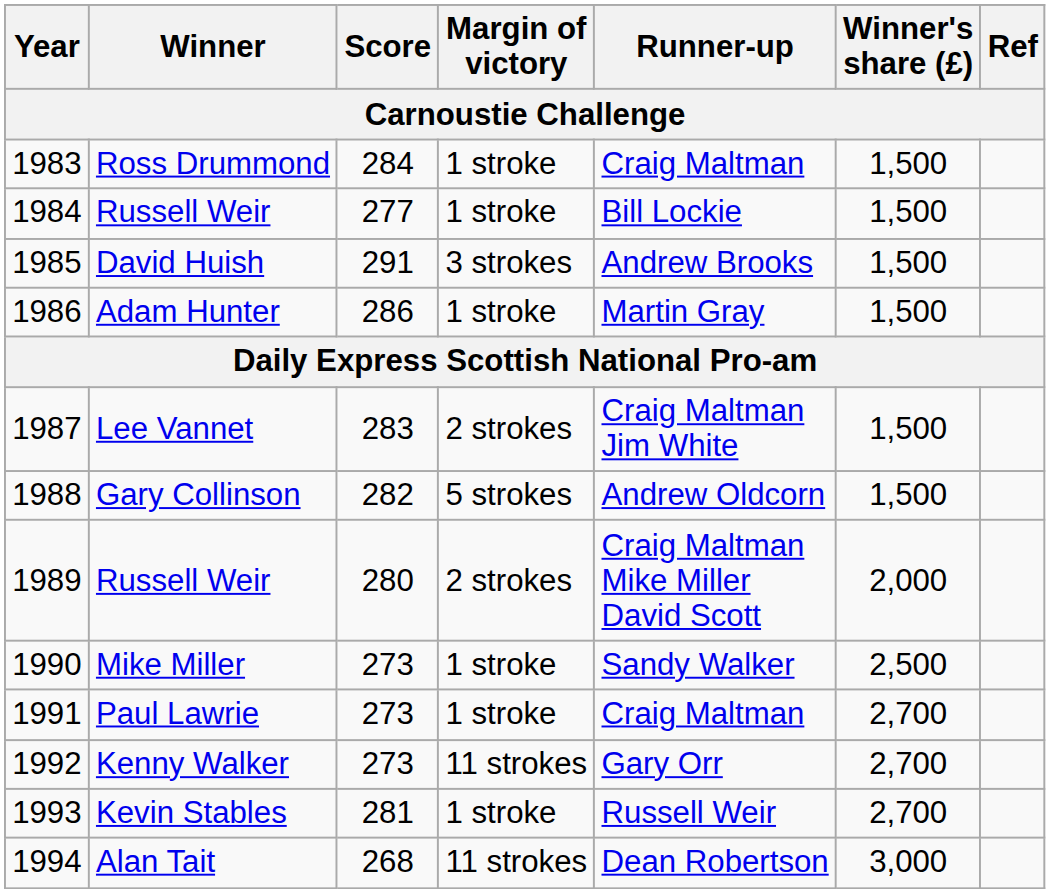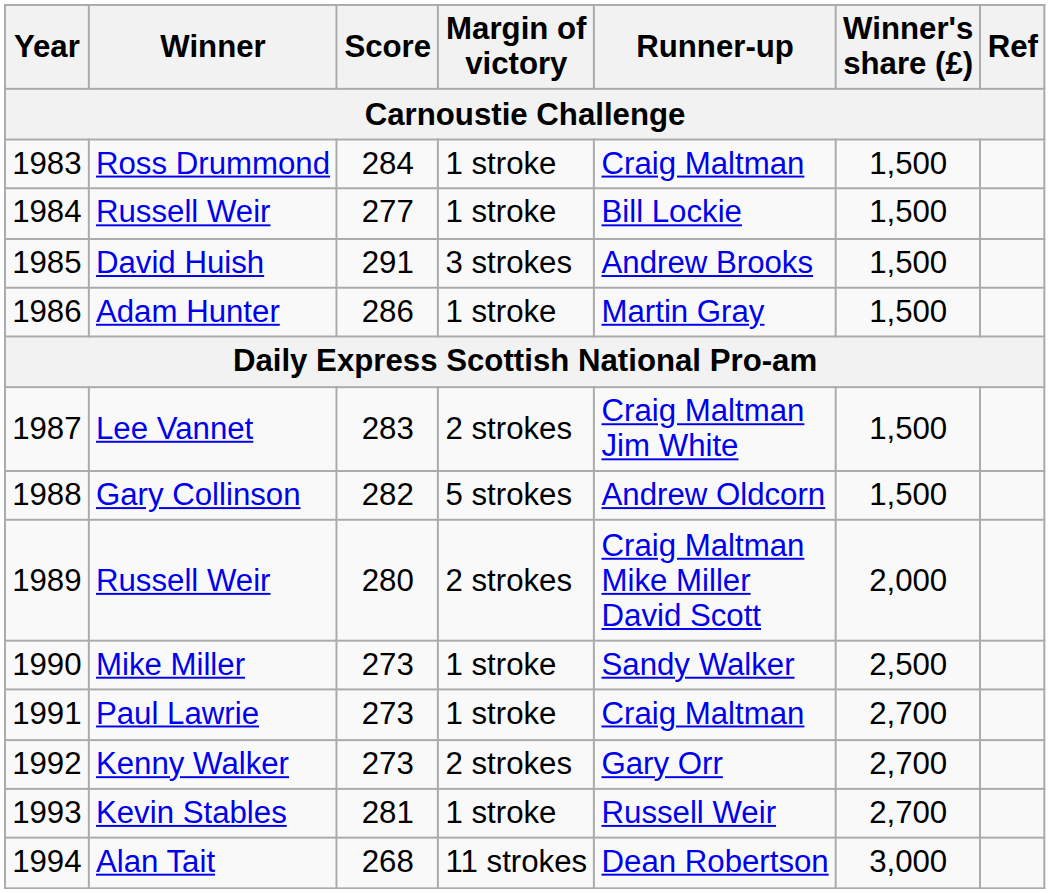(516, 763) 11 strokes -> (509, 763) 2 strokes
